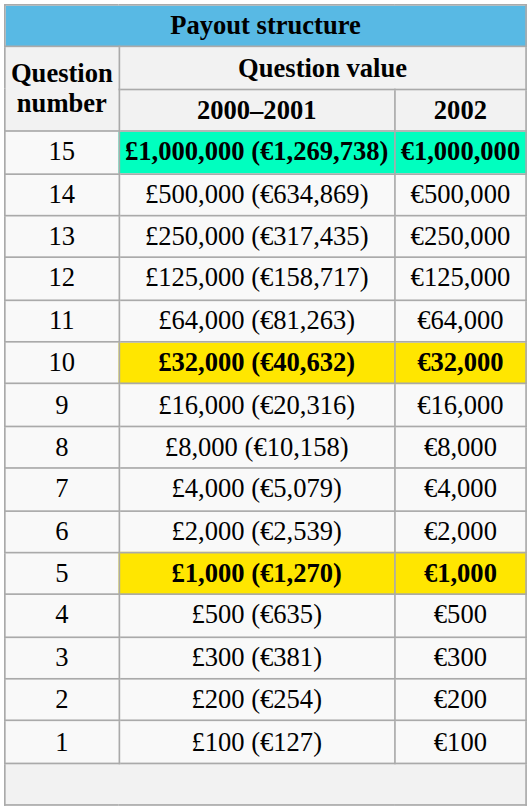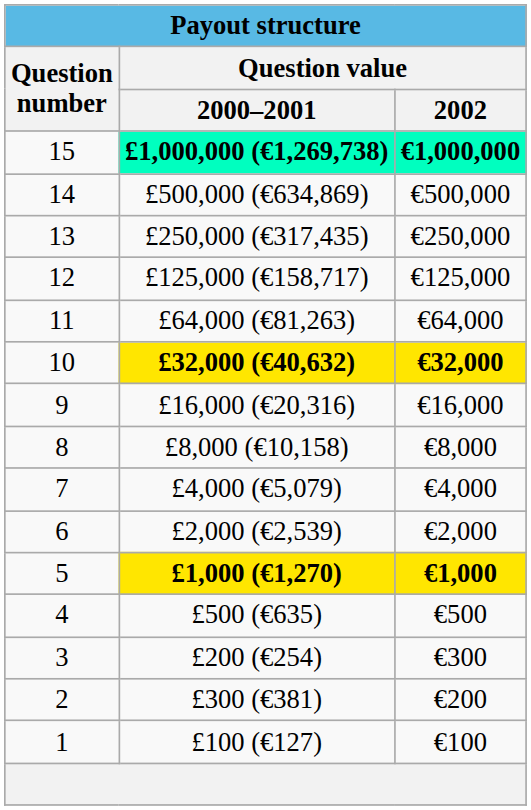(257, 657) £300 (€381) -> (257, 657) £200 (€254)
(257, 699) £200 (€254) -> (257, 699) £300 (€381)
